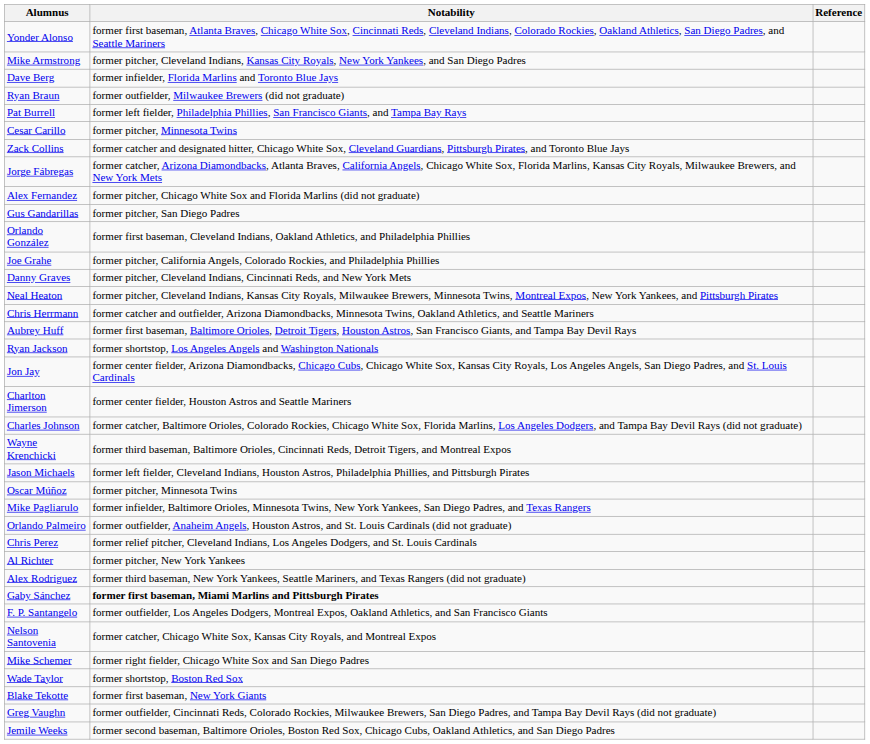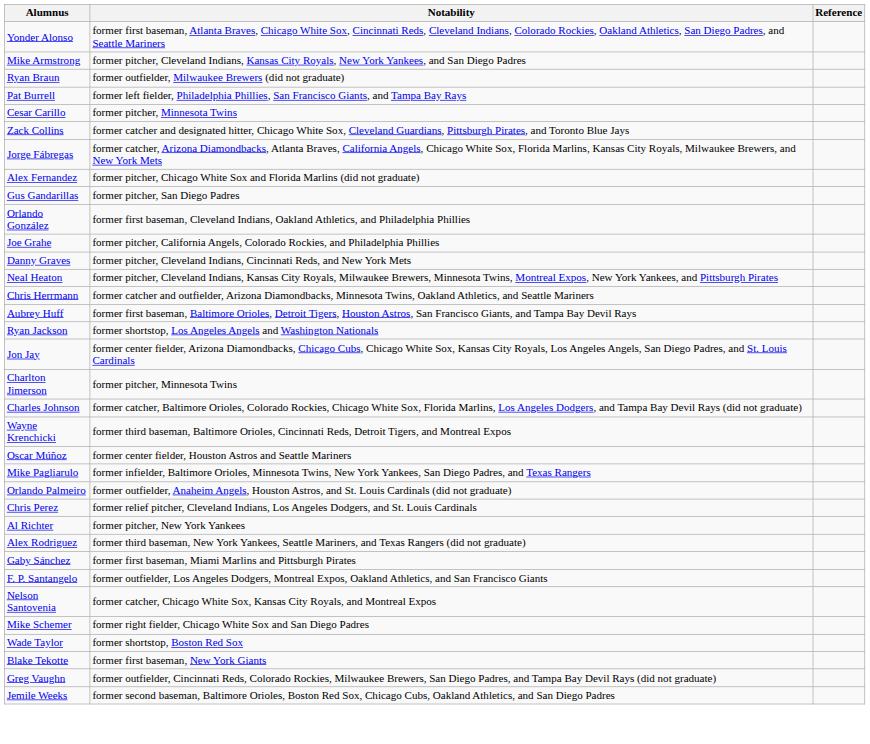- row: (31, 78)
(222, 401) former center fielder, Houston Astros and Seattle Mariners -> (165, 384) former pitcher, Minnesota Twins
- row: (41, 472)
(165, 490) former pitcher, Minnesota Twins -> (222, 455) former center fielder, Houston Astros and Seattle Mariners
(236, 595) bold -> (224, 560) normal
